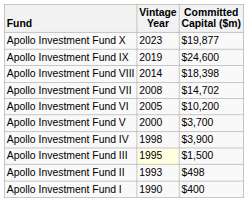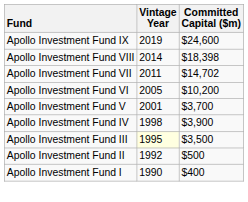- row: (66, 40)
(151, 90) 2008 -> (150, 73) 2011
(151, 123) 2000 -> (151, 106) 2001
(197, 156) $1,500 -> (197, 139) $3,500
(151, 172) 1993 -> (151, 156) 1992
(193, 172) $498 -> (193, 156) $500
